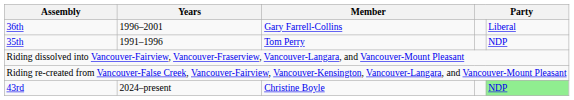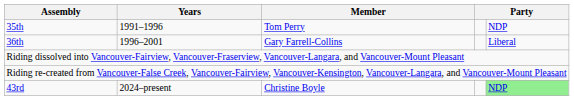rows swapped: (15, 42) <-> (15, 27)
